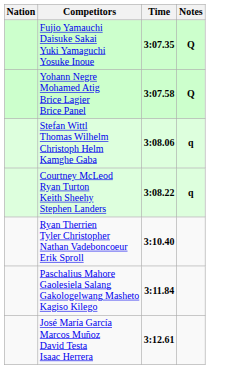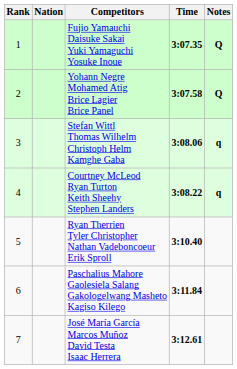+ column: (18, 12)
